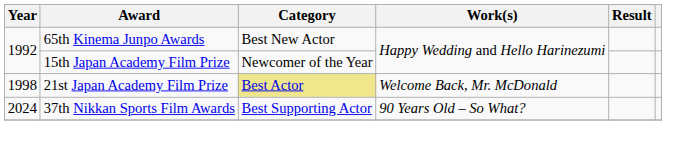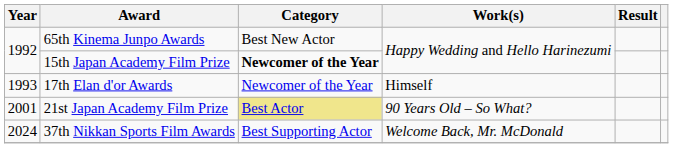(307, 62) normal -> (310, 62) bold
+ row: (108, 85)
(22, 85) 1998 -> (22, 108) 2001
(468, 85) Welcome Back, Mr. McDonald -> (458, 108) 90 Years Old – So What?
(452, 108) 90 Years Old – So What? -> (474, 131) Welcome Back, Mr. McDonald
